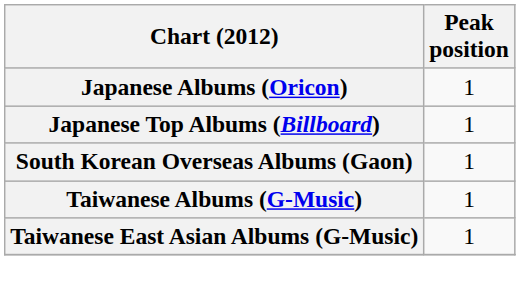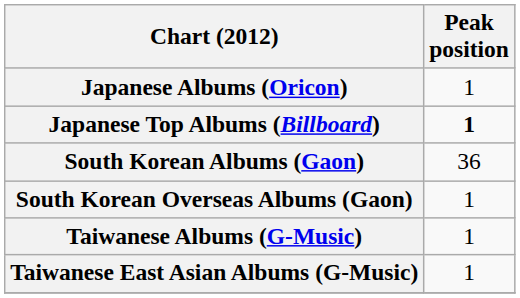(469, 124) normal -> (469, 124) bold
+ row: (214, 161)
